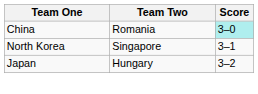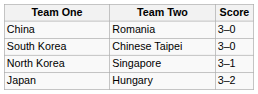(227, 30) paleturquoise background -> (227, 30) no background
+ row: (37, 47)
